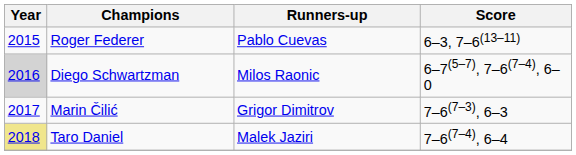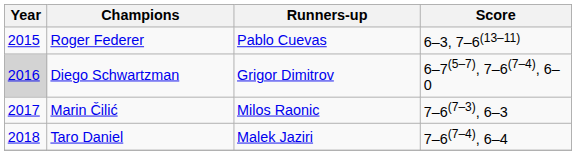(278, 75) Milos Raonic -> (285, 75) Grigor Dimitrov
(285, 110) Grigor Dimitrov -> (278, 110) Milos Raonic
(24, 137) khaki background -> (24, 137) no background
